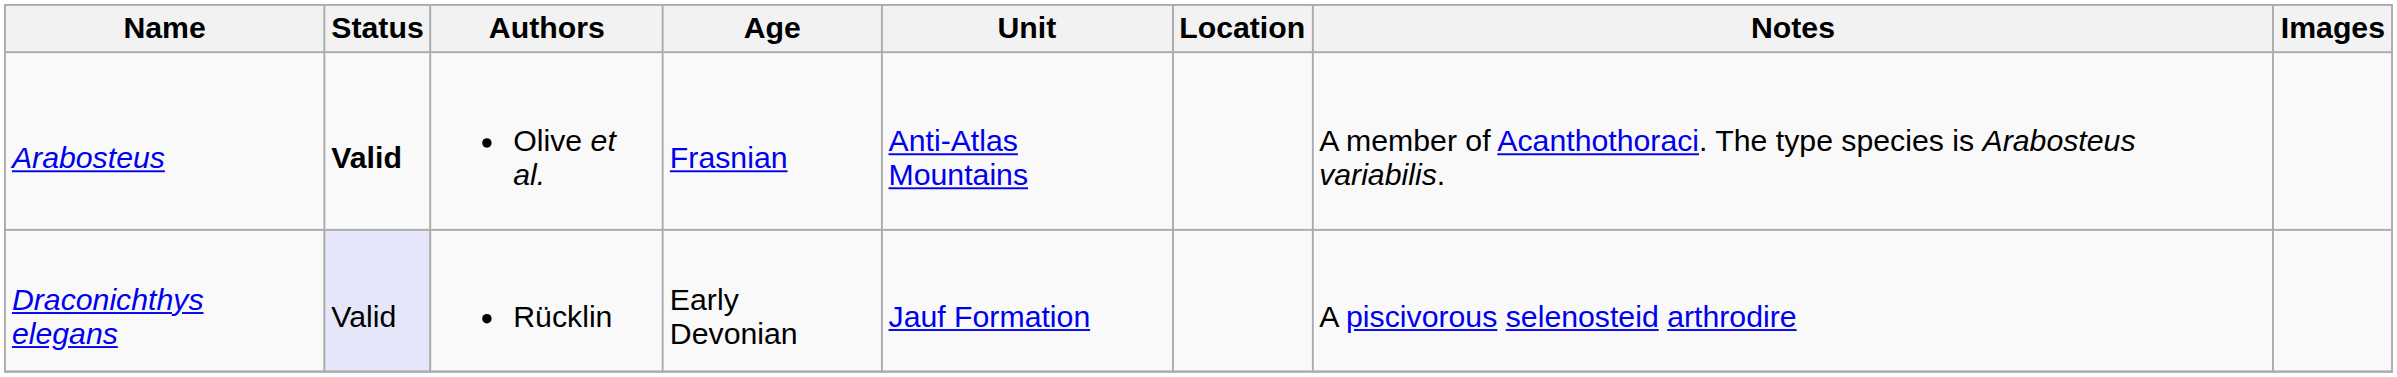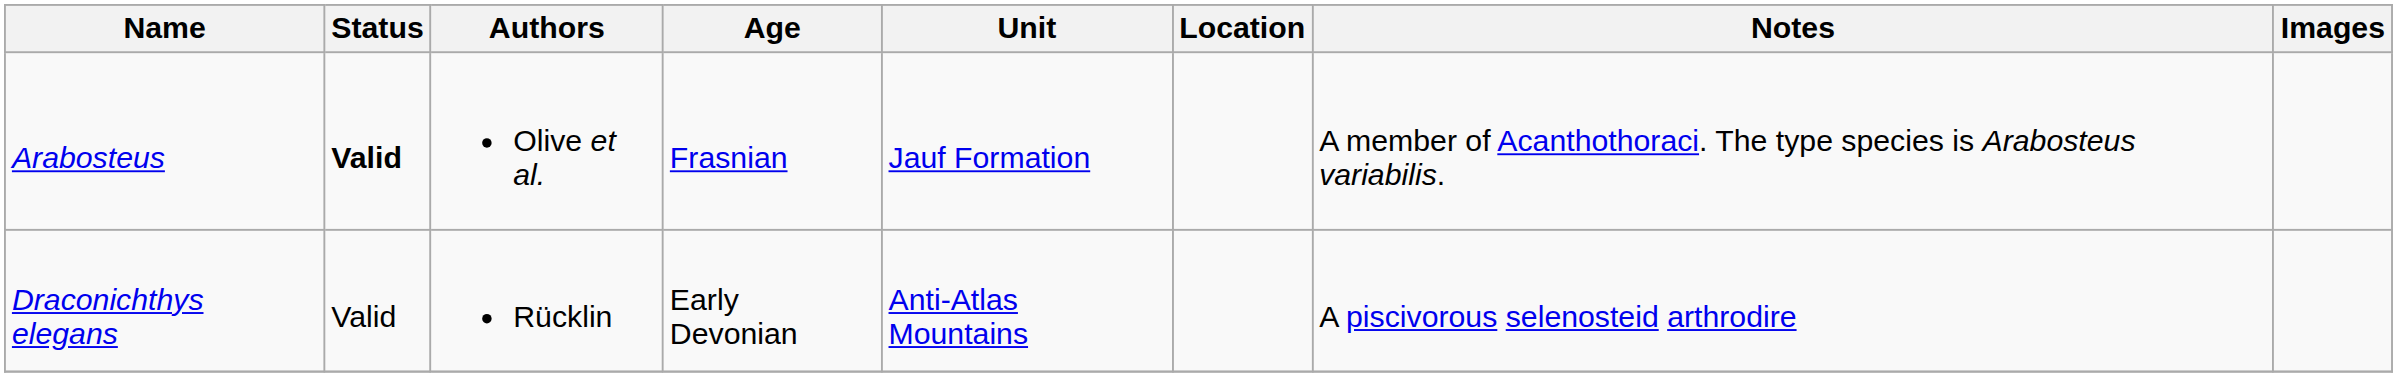(958, 157) Anti-Atlas Mountains -> (989, 157) Jauf Formation
(364, 317) lavender background -> (364, 317) no background
(989, 317) Jauf Formation -> (958, 317) Anti-Atlas Mountains
